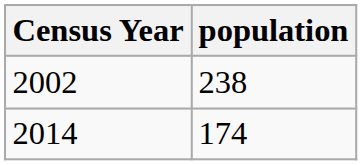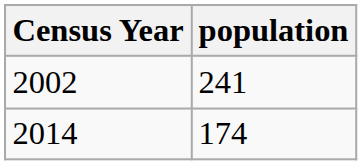(223, 81) 238 -> (223, 81) 241
